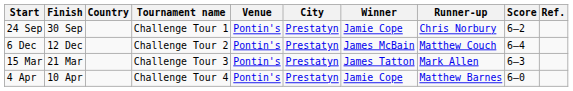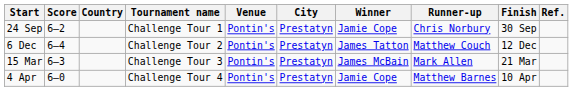columns swapped: (65, 13) <-> (522, 13)
(379, 45) James McBain -> (373, 45) James Tatton
(379, 62) James Tatton -> (373, 62) James McBain
